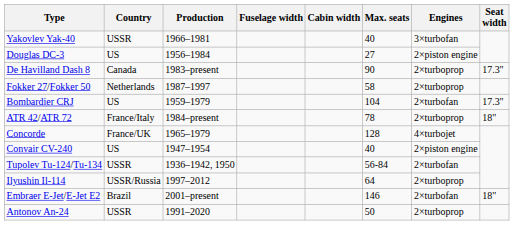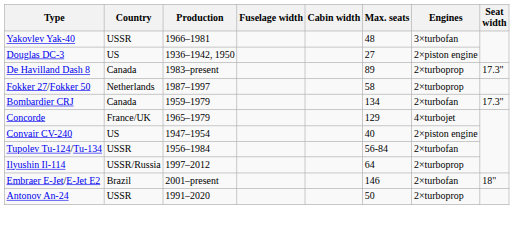(370, 39) 40 -> (370, 39) 48
(188, 54) 1956–1984 -> (200, 54) 1936–1942, 1950
(370, 70) 90 -> (370, 70) 89
(113, 102) US -> (122, 102) Canada
(372, 102) 104 -> (372, 102) 134
- row: (39, 117)
(372, 133) 128 -> (372, 117) 129
(200, 165) 1936–1942, 1950 -> (188, 149) 1956–1984
